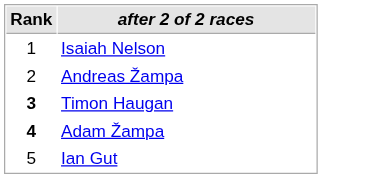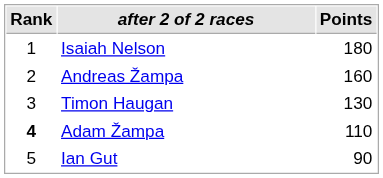+ column: (346, 20)
(31, 103) bold -> (31, 103) normal
